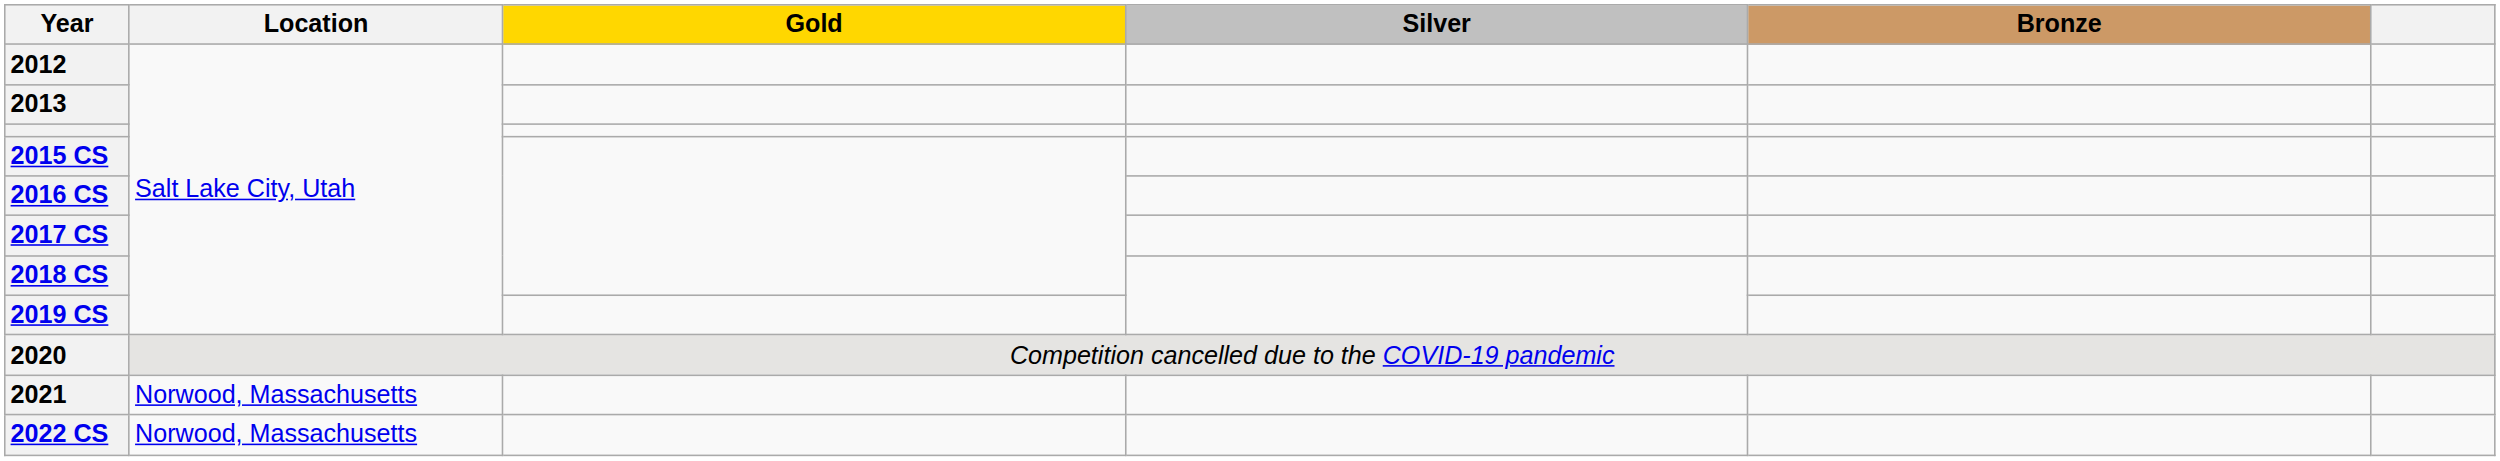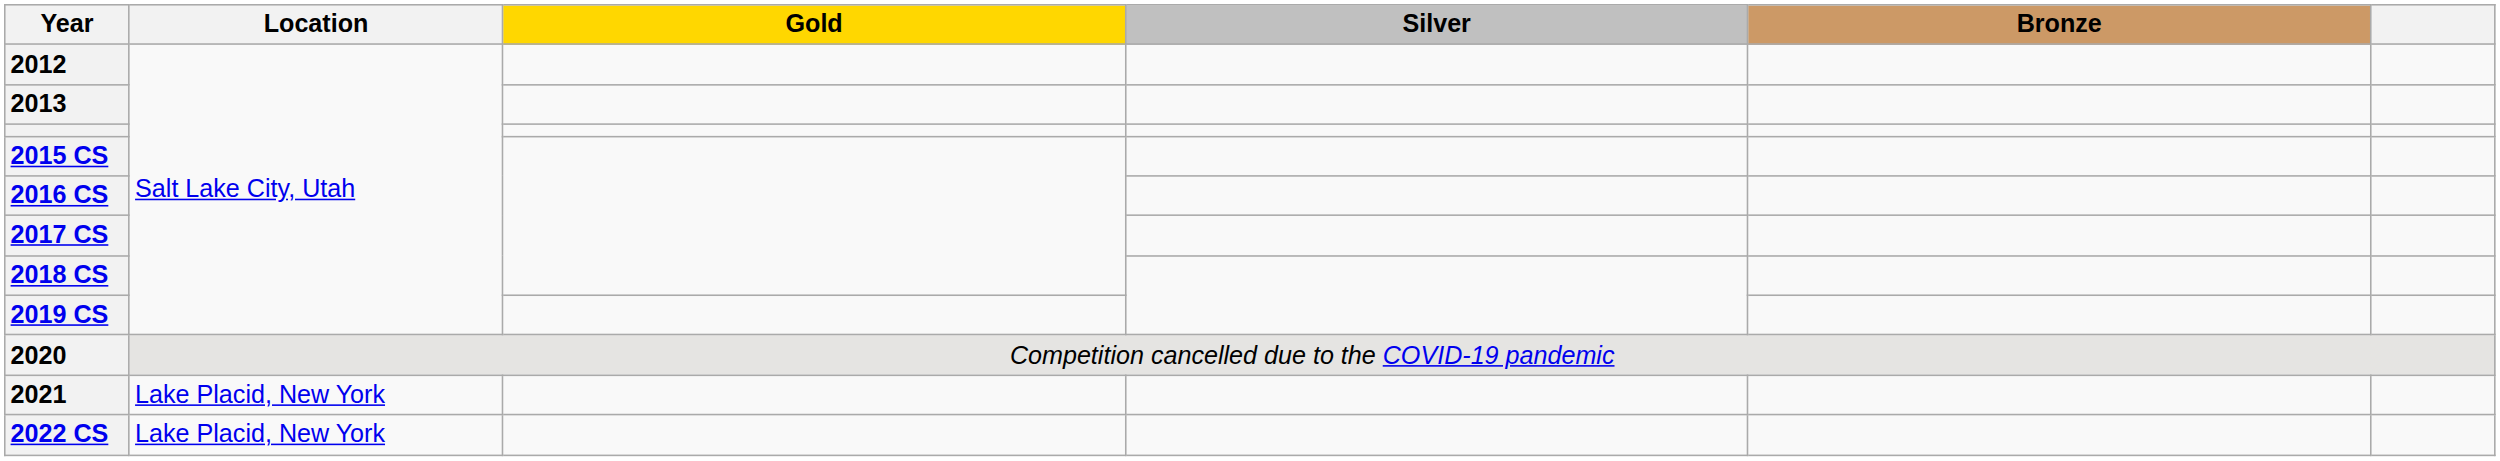(276, 394) Norwood, Massachusetts -> (260, 394) Lake Placid, New York
(276, 434) Norwood, Massachusetts -> (260, 434) Lake Placid, New York
